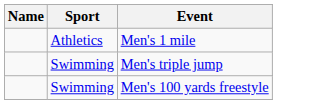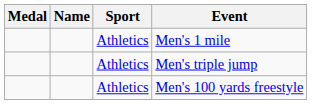+ column: (27, 16)
(82, 64) Swimming -> (123, 64) Athletics
(82, 88) Swimming -> (123, 88) Athletics
